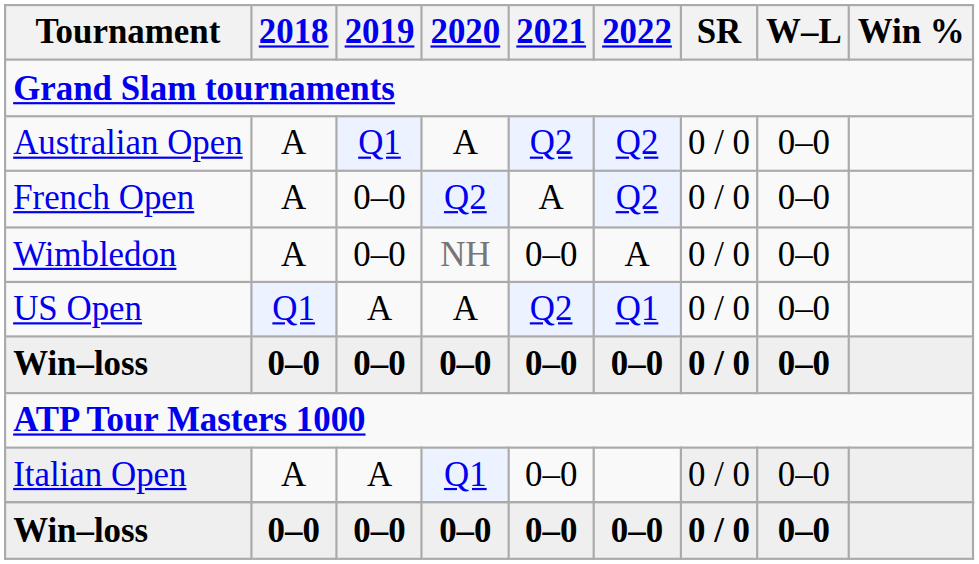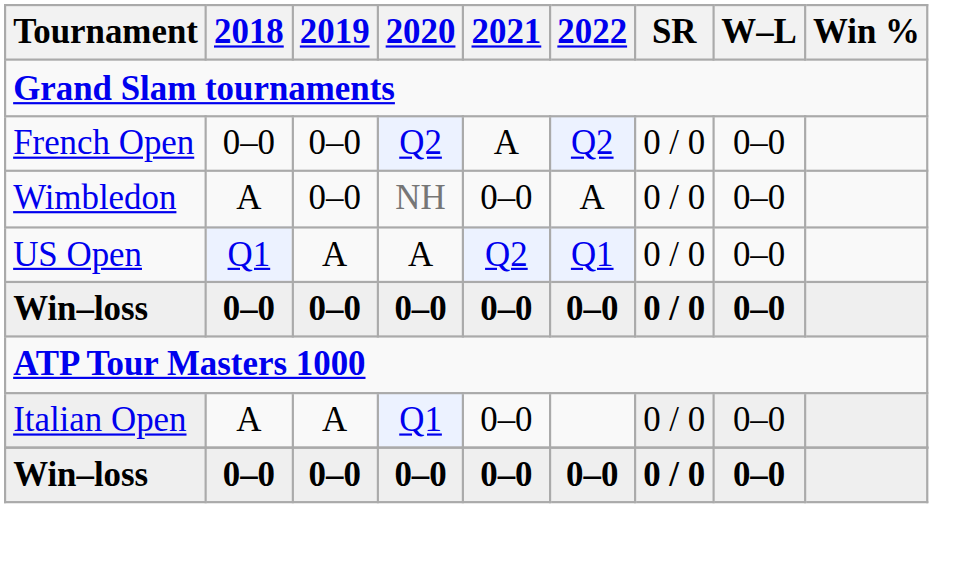- row: (128, 142)
(294, 198) A -> (249, 142) 0–0
